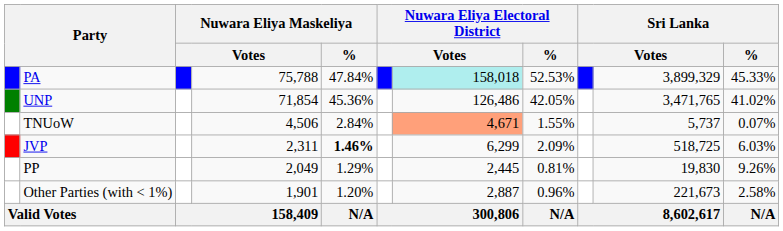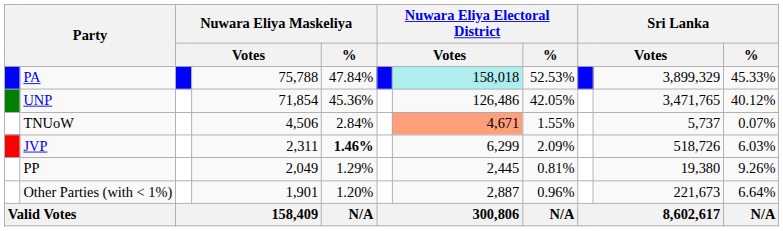(753, 100) 41.02% -> (753, 100) 40.12%
(697, 146) 518,725 -> (697, 146) 518,726
(700, 169) 19,830 -> (700, 169) 19,380
(757, 191) 2.58% -> (757, 191) 6.64%
